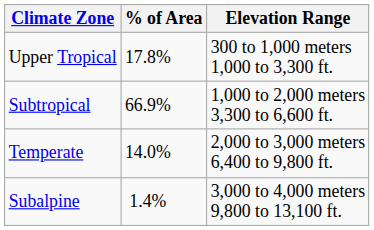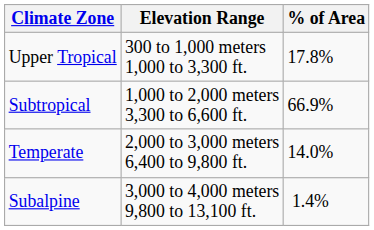columns swapped: (288, 18) <-> (164, 18)
